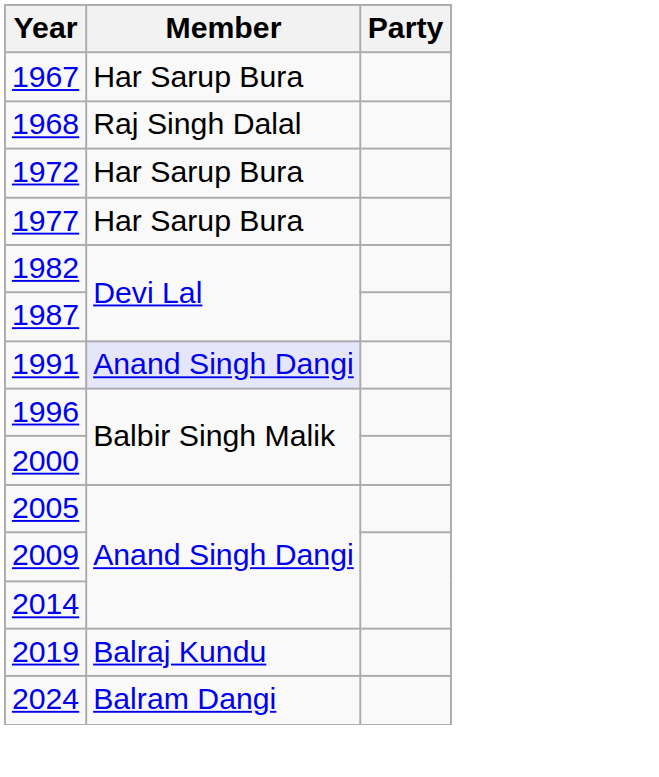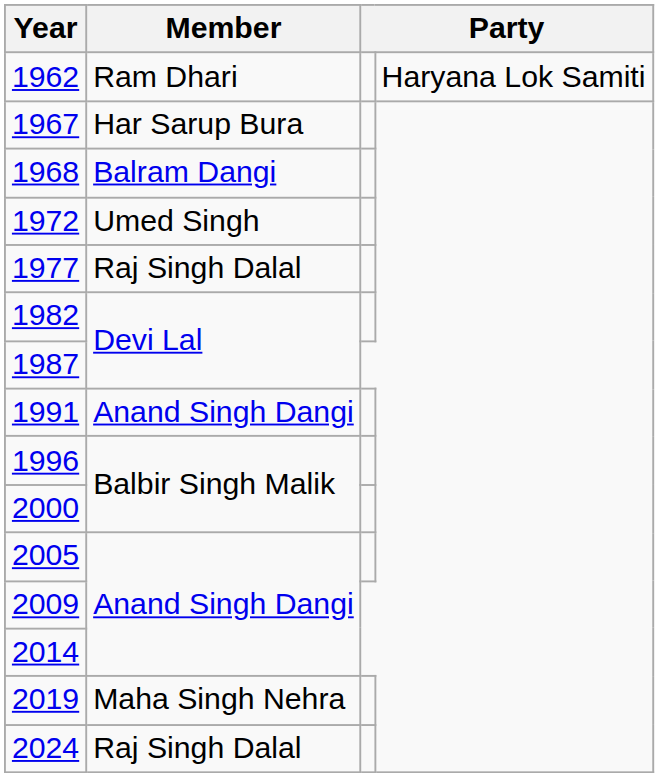+ row: (46, 76)
(197, 124) Raj Singh Dalal -> (185, 172) Balram Dangi
(198, 172) Har Sarup Bura -> (176, 220) Umed Singh
(198, 220) Har Sarup Bura -> (197, 268) Raj Singh Dalal
(223, 364) lavender background -> (223, 412) no background
(180, 651) Balraj Kundu -> (219, 699) Maha Singh Nehra
(185, 699) Balram Dangi -> (197, 747) Raj Singh Dalal
